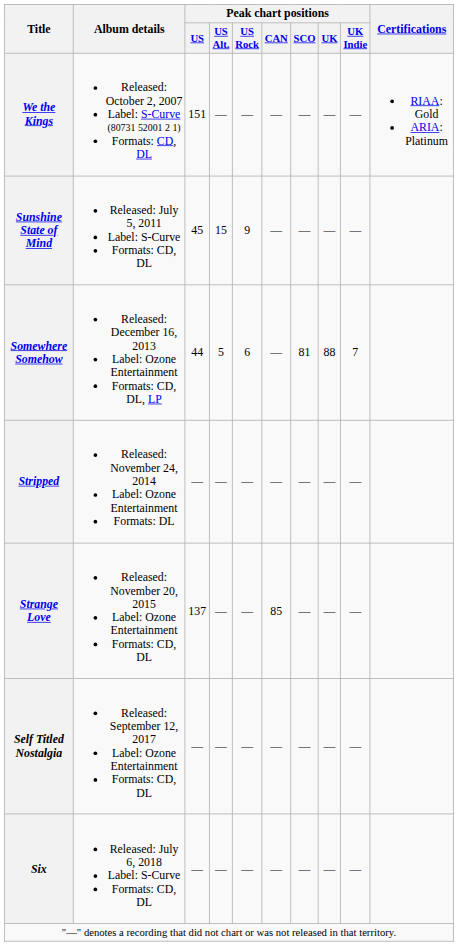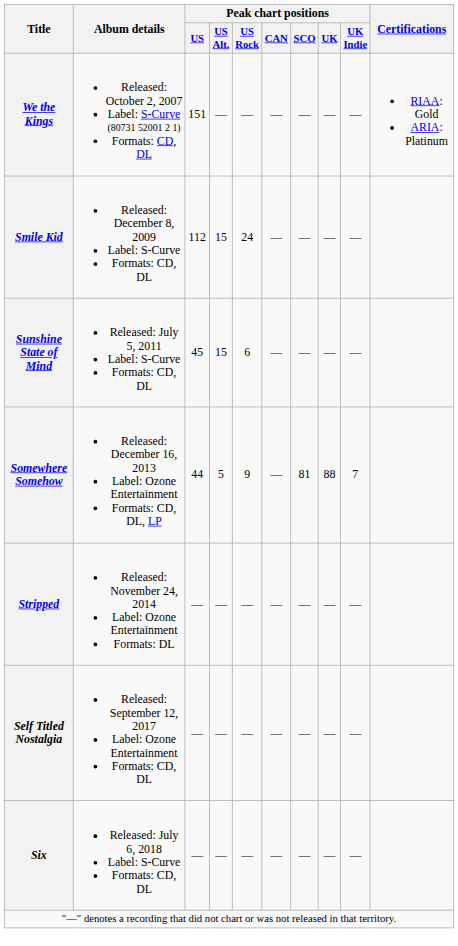+ row: (39, 236)
(247, 230) 9 -> (247, 352) 6
(247, 352) 6 -> (247, 475) 9
- row: (39, 610)
